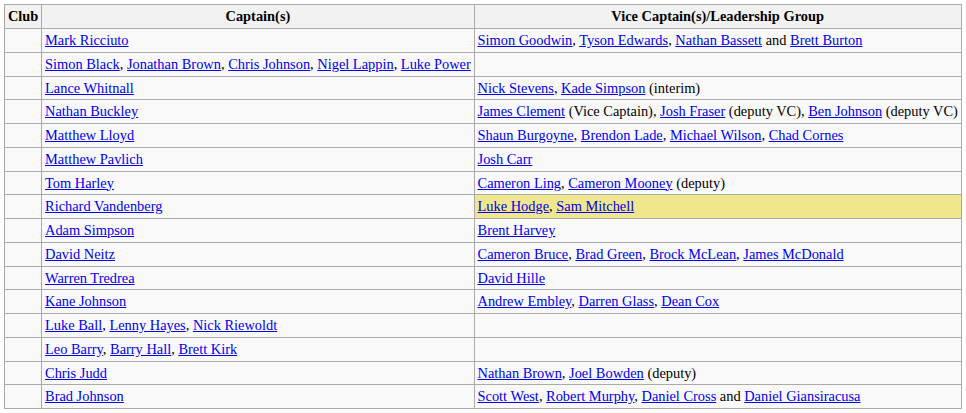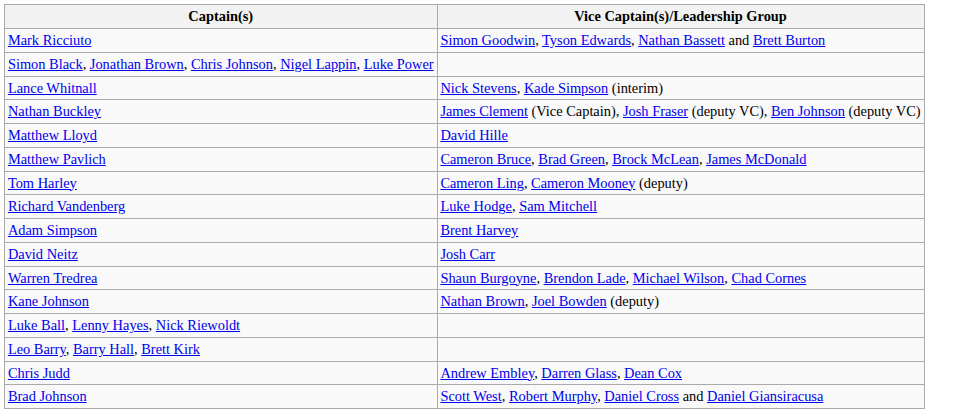- column: (23, 16)
(660, 135) Shaun Burgoyne, Brendon Lade, Michael Wilson, Chad Cornes -> (474, 135) David Hille
(505, 159) Josh Carr -> (623, 159) Cameron Bruce, Brad Green, Brock McLean, James McDonald
(556, 206) khaki background -> (519, 206) no background
(661, 254) Cameron Bruce, Brad Green, Brock McLean, James McDonald -> (468, 254) Josh Carr
(511, 278) David Hille -> (623, 278) Shaun Burgoyne, Brendon Lade, Michael Wilson, Chad Cornes
(598, 301) Andrew Embley, Darren Glass, Dean Cox -> (550, 301) Nathan Brown, Joel Bowden (deputy)
(587, 373) Nathan Brown, Joel Bowden (deputy) -> (561, 373) Andrew Embley, Darren Glass, Dean Cox
